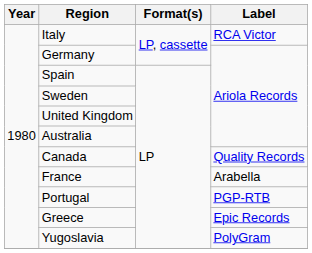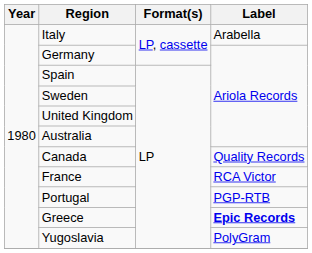(245, 34) RCA Victor -> (237, 34) Arabella
(237, 177) Arabella -> (245, 177) RCA Victor
(251, 217) normal -> (254, 217) bold
